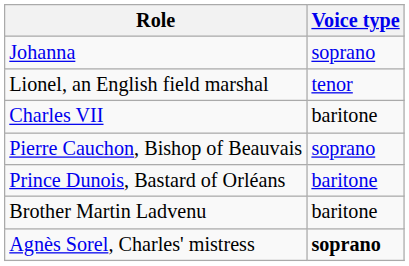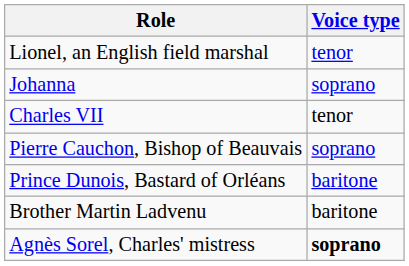rows swapped: (42, 52) <-> (139, 84)
(344, 116) baritone -> (332, 116) tenor
